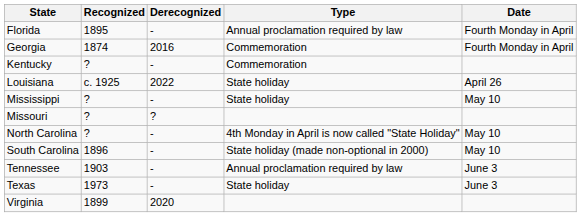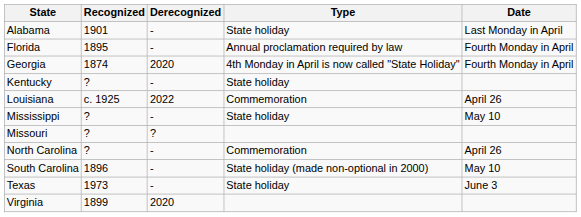+ row: (28, 30)
(162, 47) 2016 -> (162, 64) 2020
(266, 47) Commemoration -> (343, 64) 4th Monday in April is now called "State Holiday"
(266, 64) Commemoration -> (258, 82) State holiday
(258, 82) State holiday -> (266, 99) Commemoration
(343, 133) 4th Monday in April is now called "State Holiday" -> (266, 151) Commemoration
(482, 133) May 10 -> (483, 151) April 26
- row: (33, 168)
